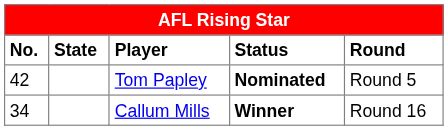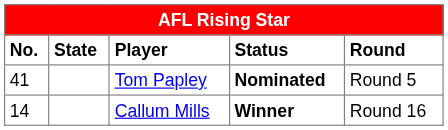(20, 80) 42 -> (20, 80) 41
(20, 110) 34 -> (20, 110) 14
